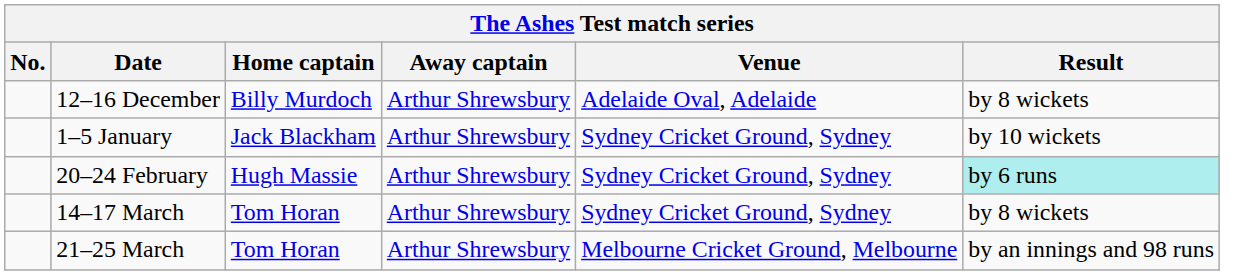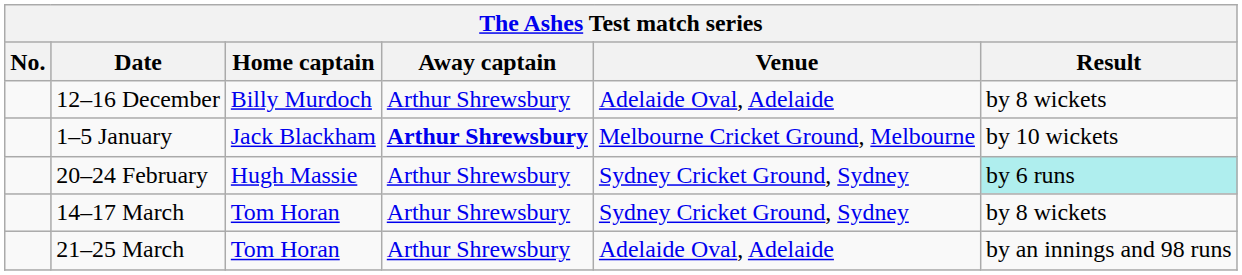(478, 136) normal -> (487, 136) bold
(736, 136) Sydney Cricket Ground, Sydney -> (787, 136) Melbourne Cricket Ground, Melbourne
(769, 250) Melbourne Cricket Ground, Melbourne -> (716, 250) Adelaide Oval, Adelaide
